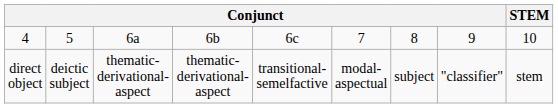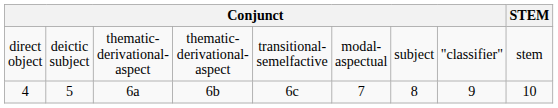rows swapped: (25, 37) <-> (25, 76)
